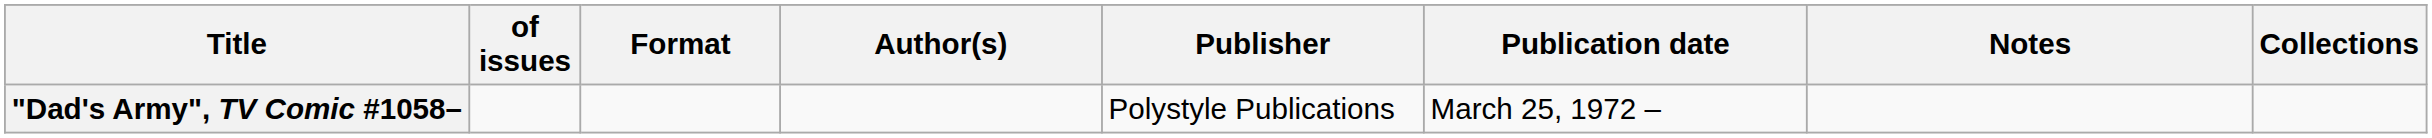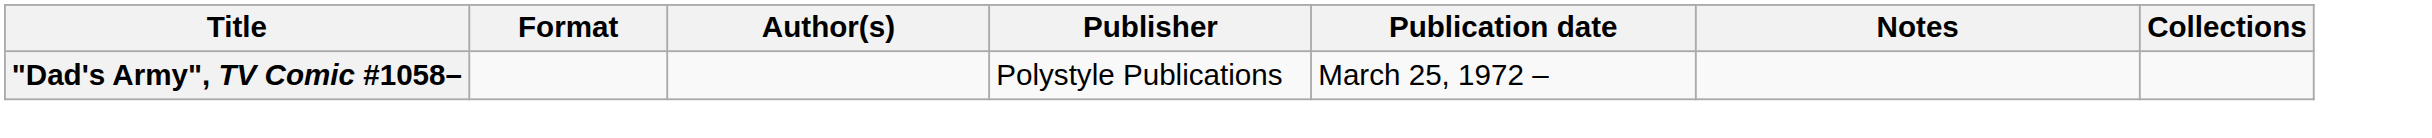- column: (525, 44)
